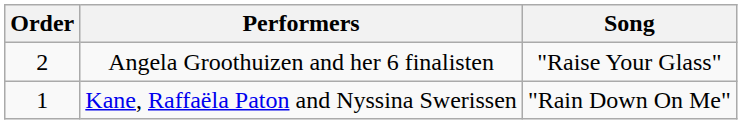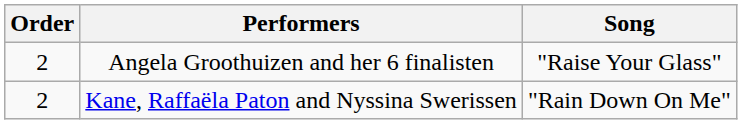(42, 99) 1 -> (42, 99) 2
